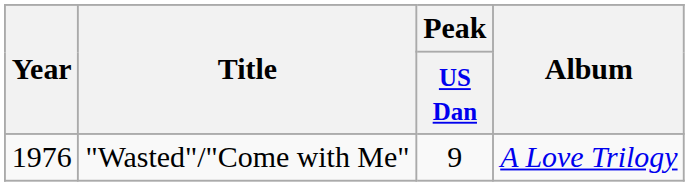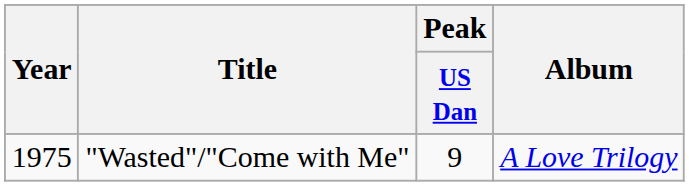(42, 156) 1976 -> (42, 156) 1975
